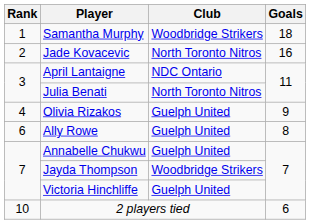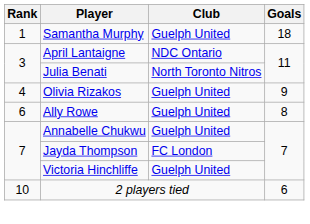(207, 33) Woodbridge Strikers -> (191, 33) Guelph United
- row: (86, 53)
(207, 170) Woodbridge Strikers -> (182, 151) FC London
